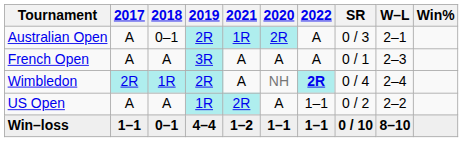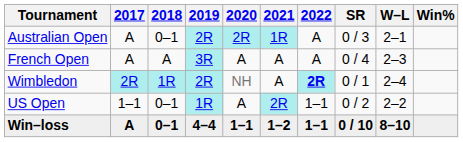columns swapped: (279, 15) <-> (242, 15)
(356, 59) 0 / 1 -> (356, 59) 0 / 4
(356, 81) 0 / 4 -> (356, 81) 0 / 1
(129, 103) A -> (129, 103) 1–1
(167, 103) A -> (167, 103) 0–1
(129, 125) 1–1 -> (129, 125) A
